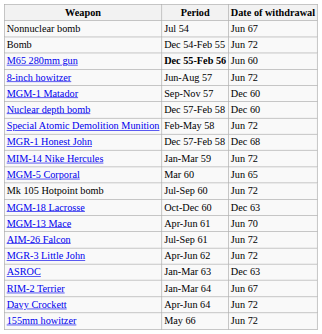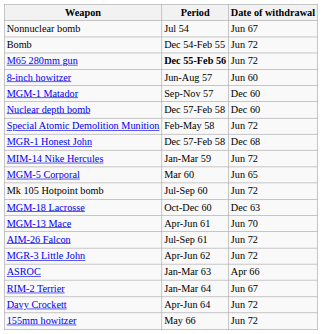(244, 61) Jun 60 -> (244, 61) Jun 72
(244, 77) Jun 72 -> (244, 77) Jun 60
(245, 272) Dec 63 -> (245, 272) Apr 66
